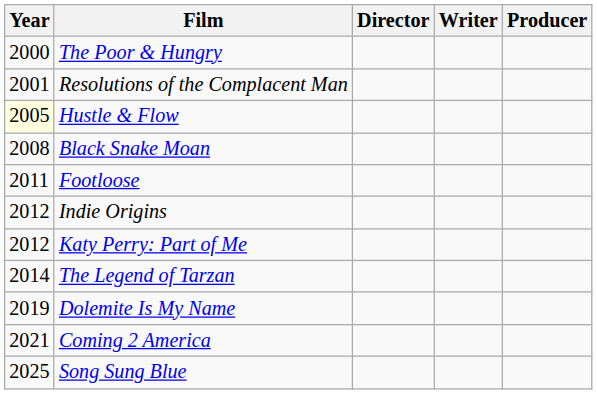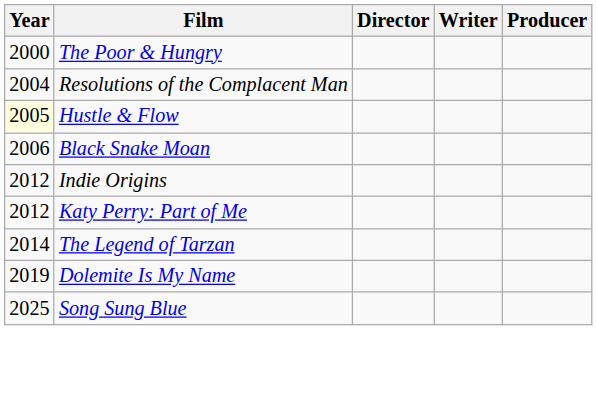(29, 84) 2001 -> (29, 84) 2004
(29, 148) 2008 -> (29, 148) 2006
- row: (99, 180)
- row: (135, 340)
